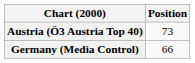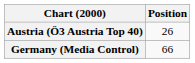(167, 31) 73 -> (167, 31) 26
